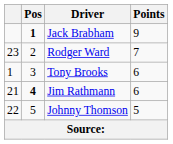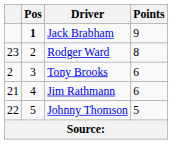(136, 52) 7 -> (136, 52) 8
(10, 72) 1 -> (10, 72) 2
(33, 91) bold -> (33, 91) normal
